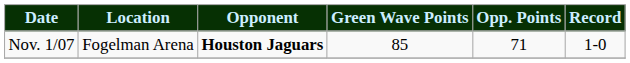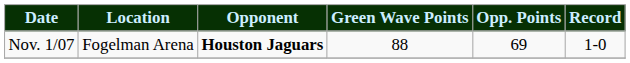(400, 44) 85 -> (400, 44) 88
(519, 44) 71 -> (519, 44) 69
